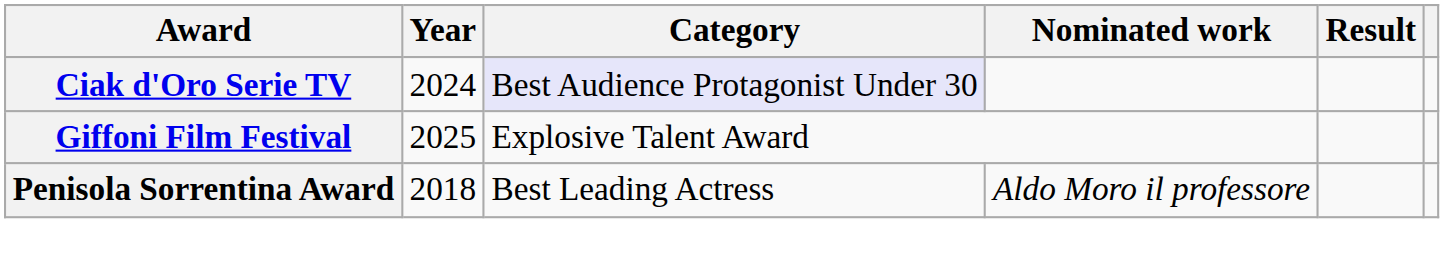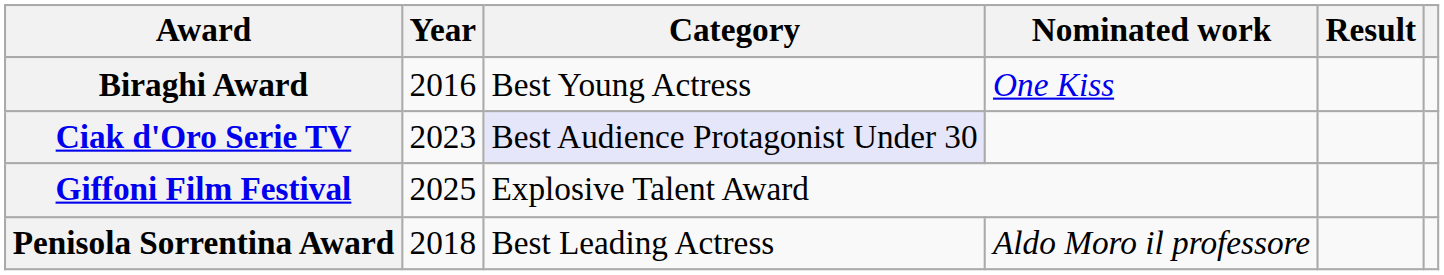+ row: (203, 83)
(443, 83) 2024 -> (443, 136) 2023
